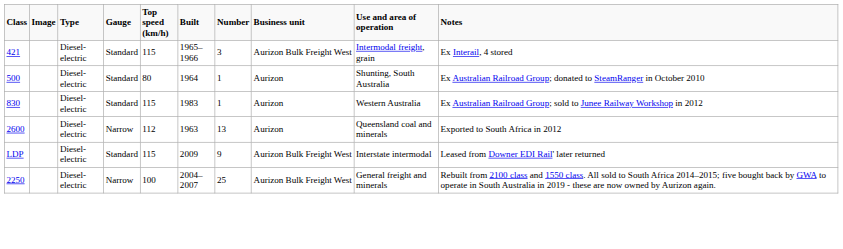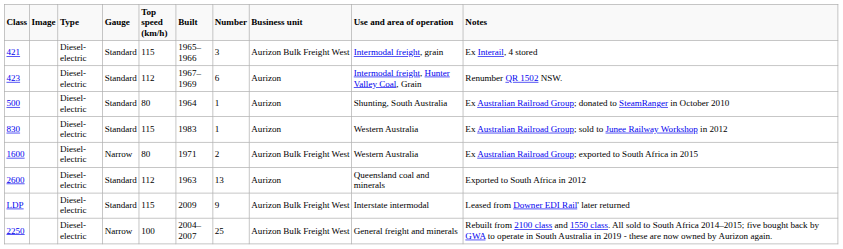+ row: (13, 78)
+ row: (16, 154)
(120, 129) Narrow -> (121, 179) Standard
